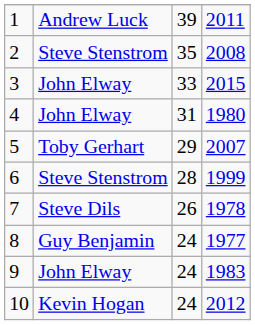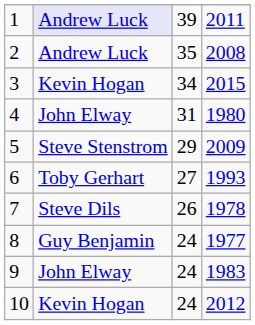(93, 20) no background -> (93, 20) lavender background
(103, 51) Steve Stenstrom -> (93, 51) Andrew Luck
(85, 83) John Elway -> (91, 83) Kevin Hogan
(187, 83) 33 -> (187, 83) 34
(91, 146) Toby Gerhart -> (103, 146) Steve Stenstrom
(226, 146) 2007 -> (226, 146) 2009
(103, 177) Steve Stenstrom -> (91, 177) Toby Gerhart
(187, 177) 28 -> (187, 177) 27
(226, 177) 1999 -> (226, 177) 1993
